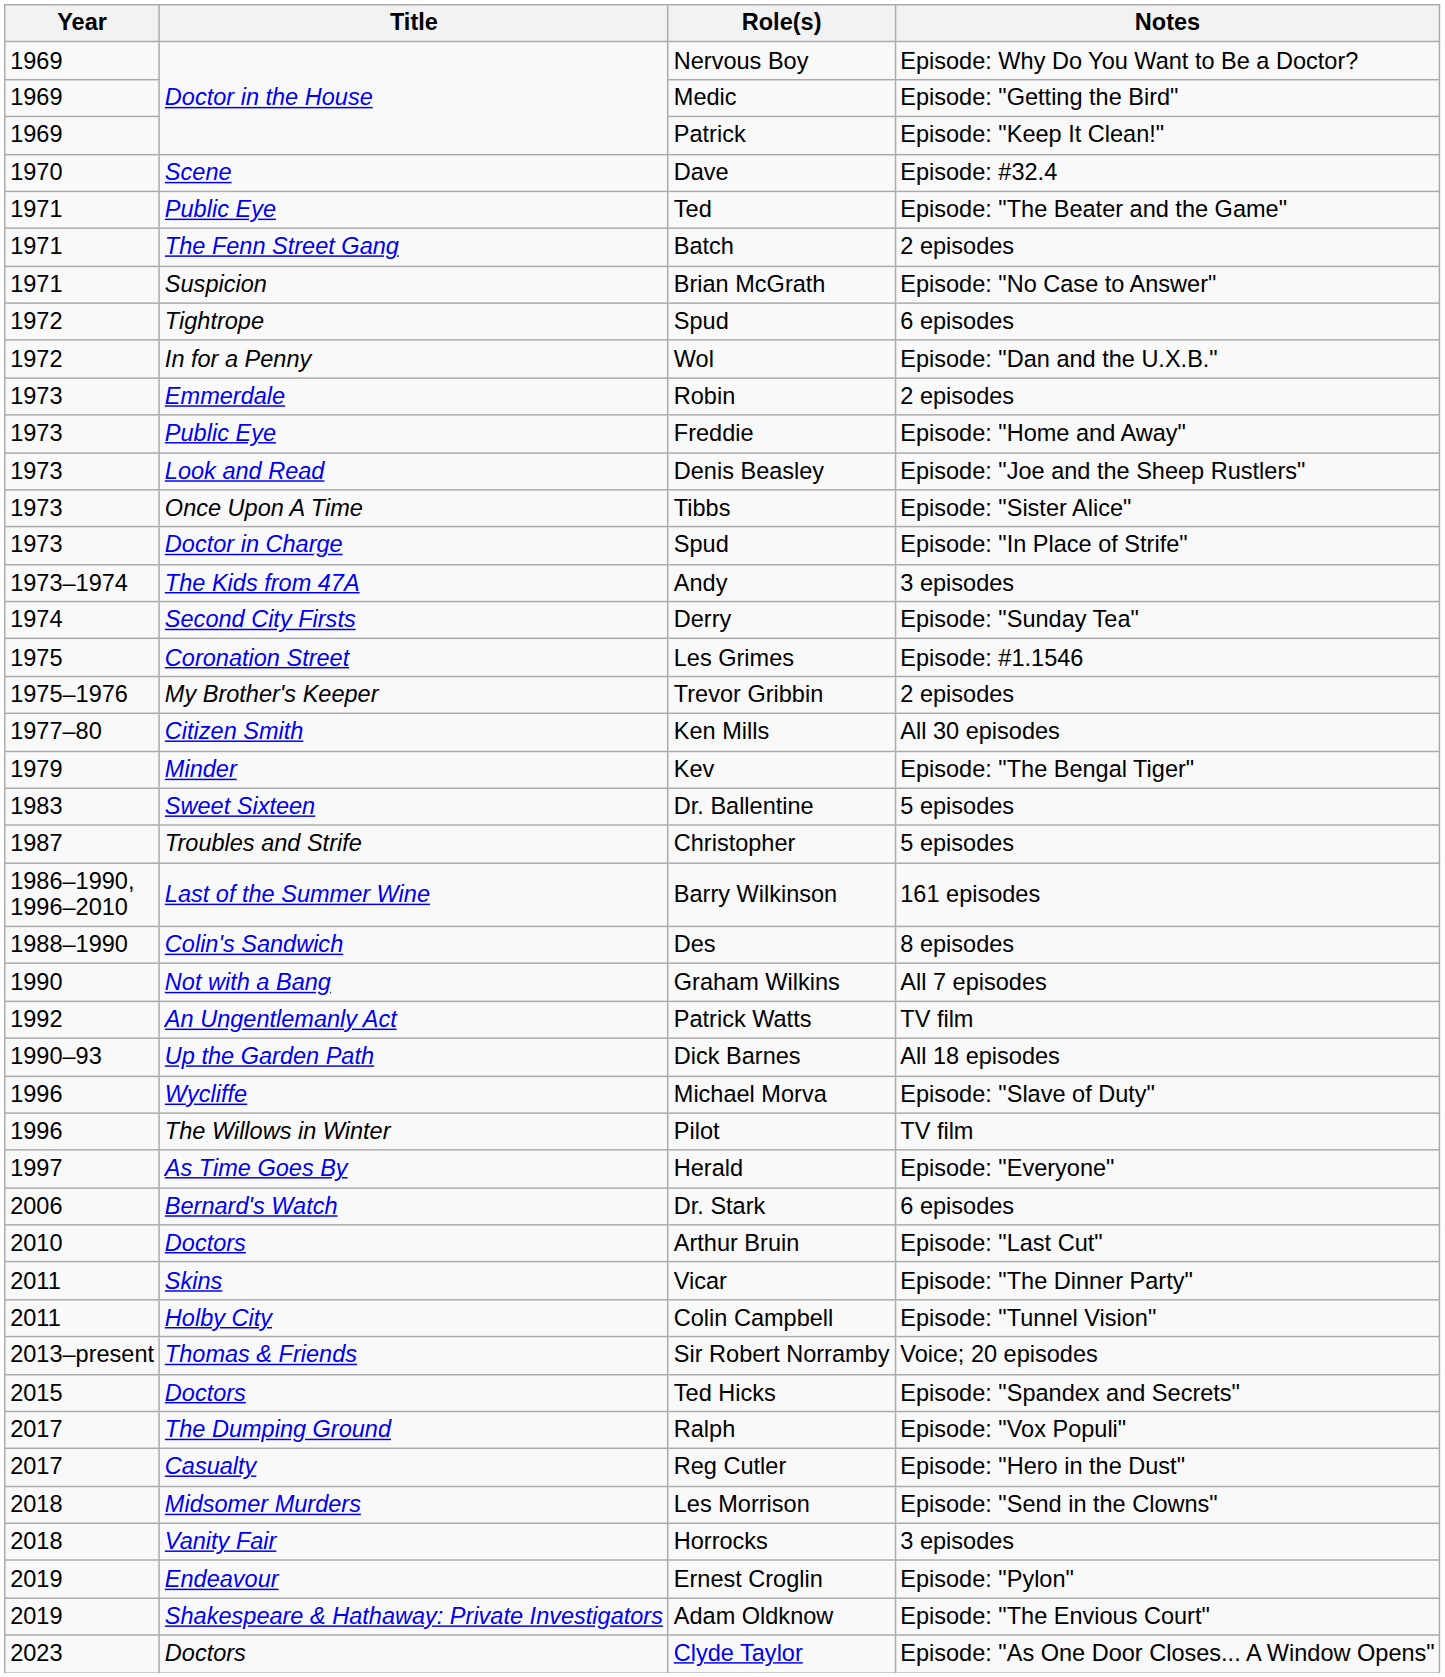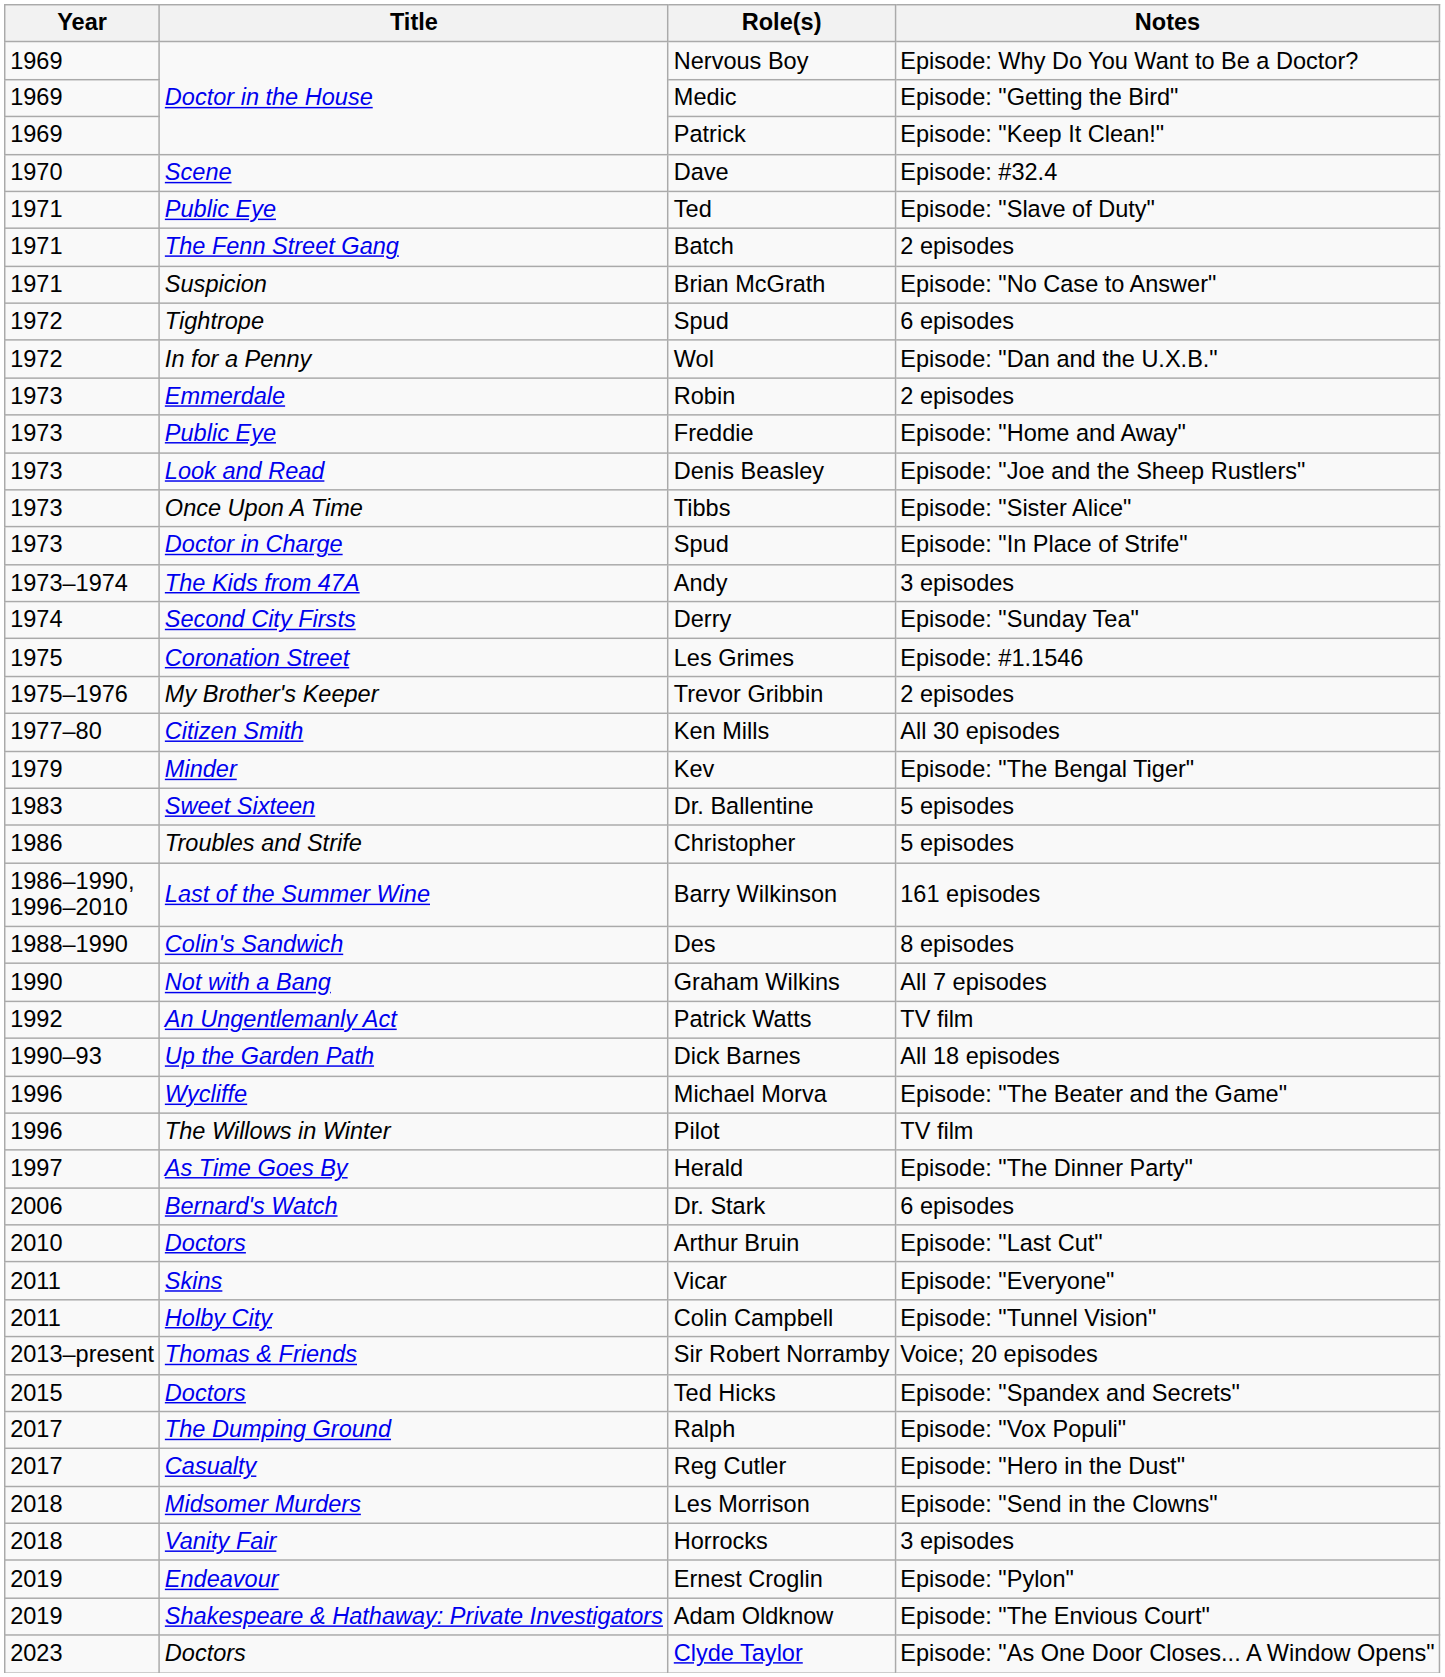(1094, 209) Episode: "The Beater and the Game" -> (1028, 209) Episode: "Slave of Duty"
(36, 843) 1987 -> (36, 843) 1986
(1028, 1094) Episode: "Slave of Duty" -> (1094, 1094) Episode: "The Beater and the Game"
(1007, 1168) Episode: "Everyone" -> (1047, 1168) Episode: "The Dinner Party"
(1047, 1280) Episode: "The Dinner Party" -> (1007, 1280) Episode: "Everyone"
